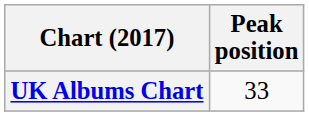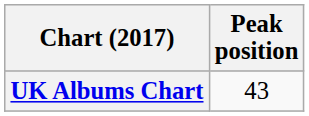(257, 90) 33 -> (257, 90) 43
